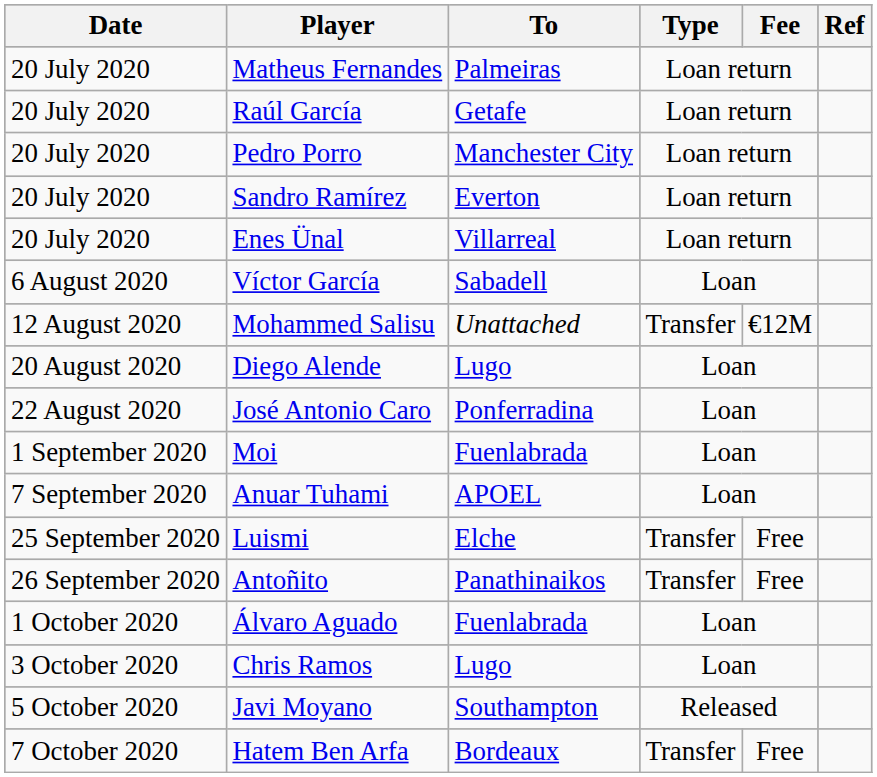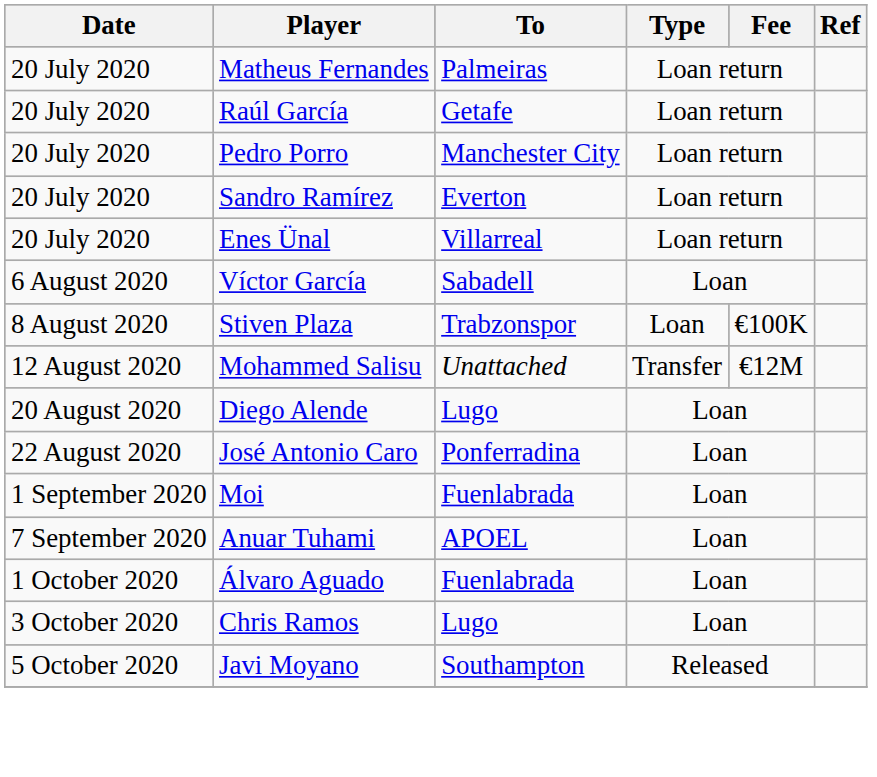+ row: (286, 324)
- row: (271, 537)
- row: (280, 580)
- row: (321, 750)
